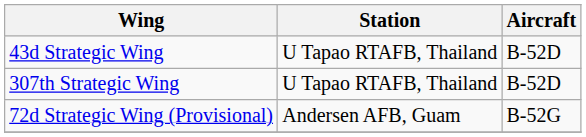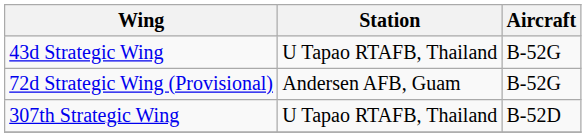(534, 52) B-52D -> (534, 52) B-52G
rows swapped: (141, 115) <-> (94, 83)
